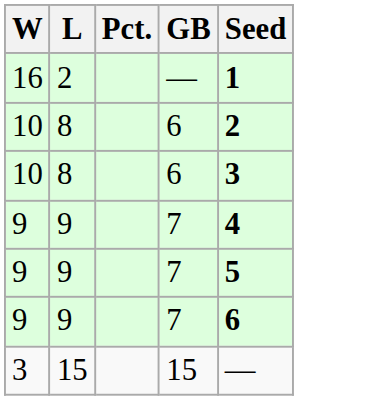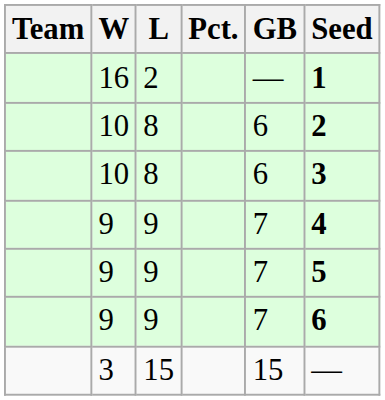+ column: (48, 28)
